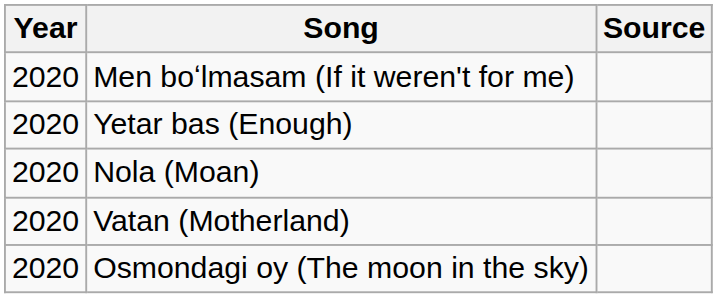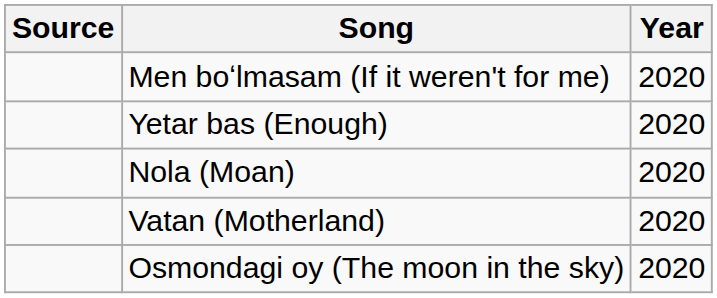columns swapped: (46, 28) <-> (654, 28)
